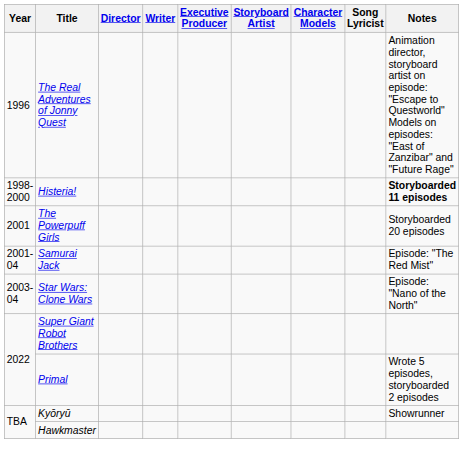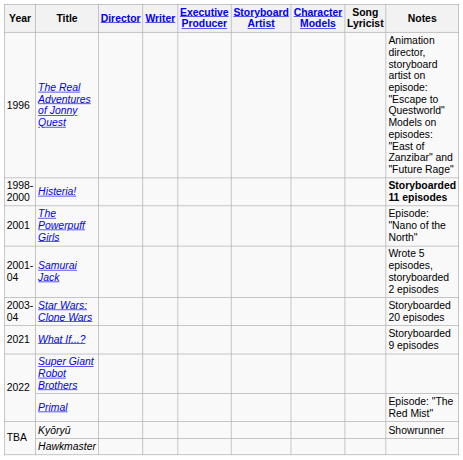(420, 226) Storyboarded 20 episodes -> (417, 226) Episode: "Nano of the North"
(421, 260) Episode: "The Red Mist" -> (419, 271) Wrote 5 episodes, storyboarded 2 episodes
(417, 294) Episode: "Nano of the North" -> (420, 311) Storyboarded 20 episodes
+ row: (62, 339)
(419, 379) Wrote 5 episodes, storyboarded 2 episodes -> (421, 407) Episode: "The Red Mist"
